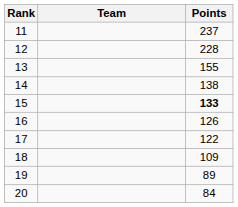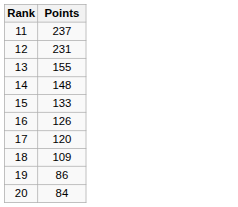- column: (112, 13)
(209, 49) 228 -> (62, 49) 231
(209, 85) 138 -> (62, 85) 148
(209, 103) bold -> (62, 103) normal
(209, 139) 122 -> (62, 139) 120
(209, 175) 89 -> (62, 175) 86
